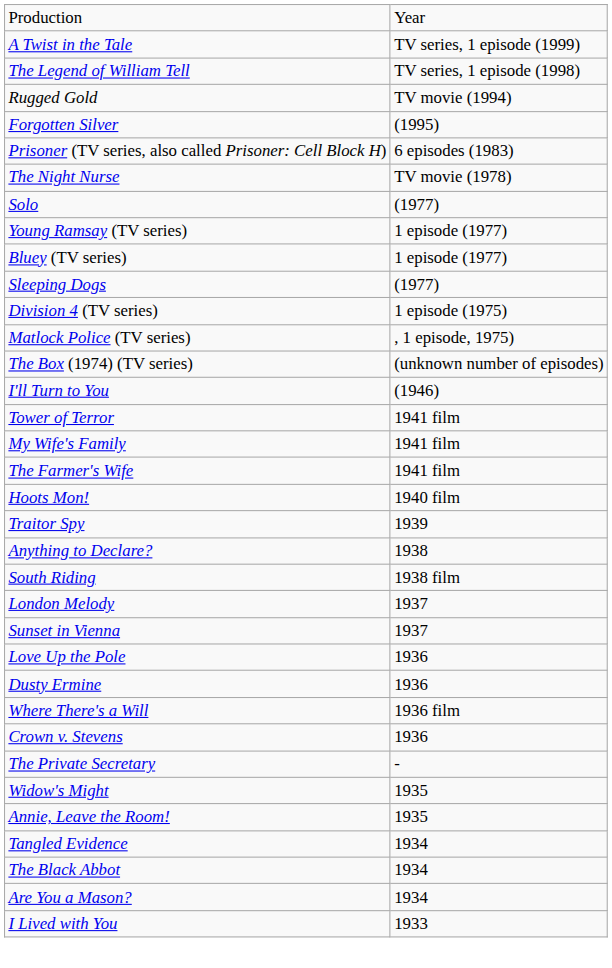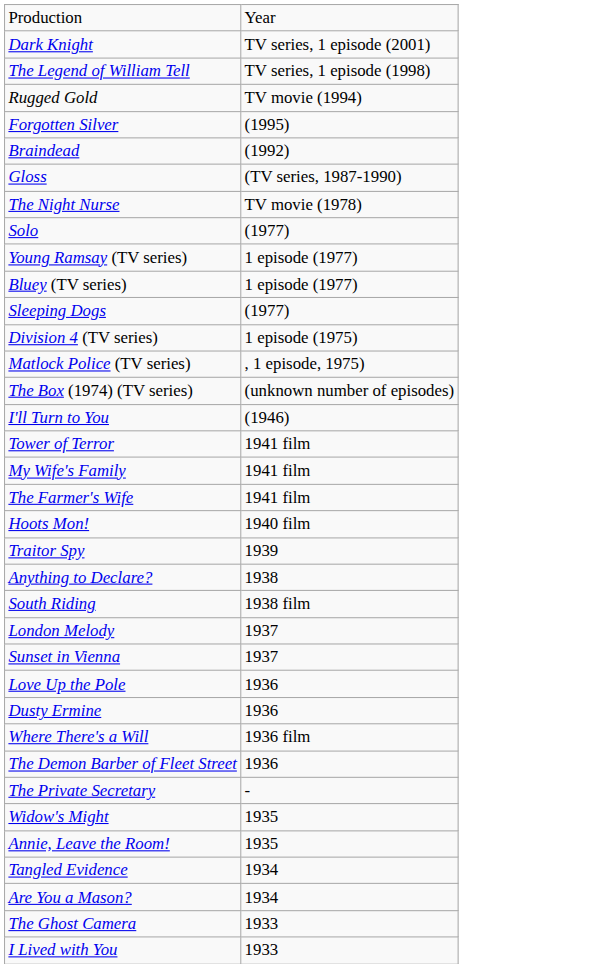+ row: (51, 44)
- row: (70, 44)
+ row: (44, 151)
+ row: (28, 177)
- row: (197, 151)
- row: (66, 737)
+ row: (123, 763)
- row: (64, 870)
+ row: (72, 923)
